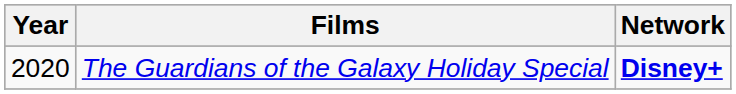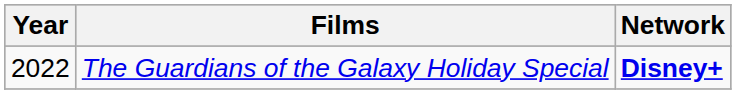(40, 67) 2020 -> (40, 67) 2022
